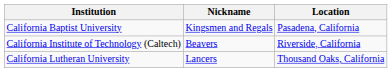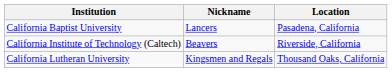(229, 28) Kingsmen and Regals -> (201, 28) Lancers
(201, 59) Lancers -> (229, 59) Kingsmen and Regals
